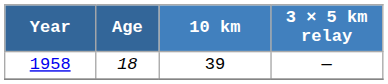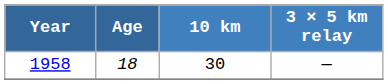(215, 66) 39 -> (215, 66) 30
